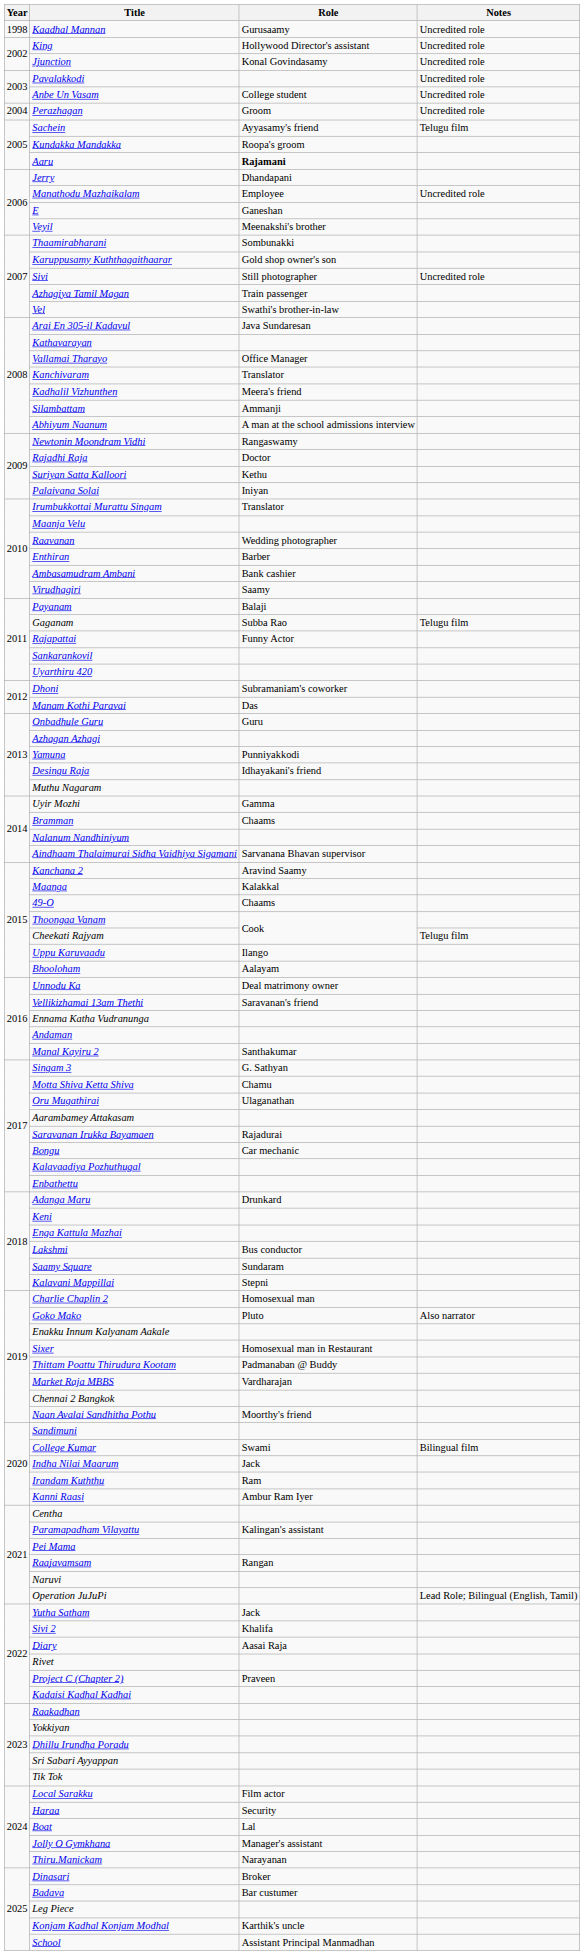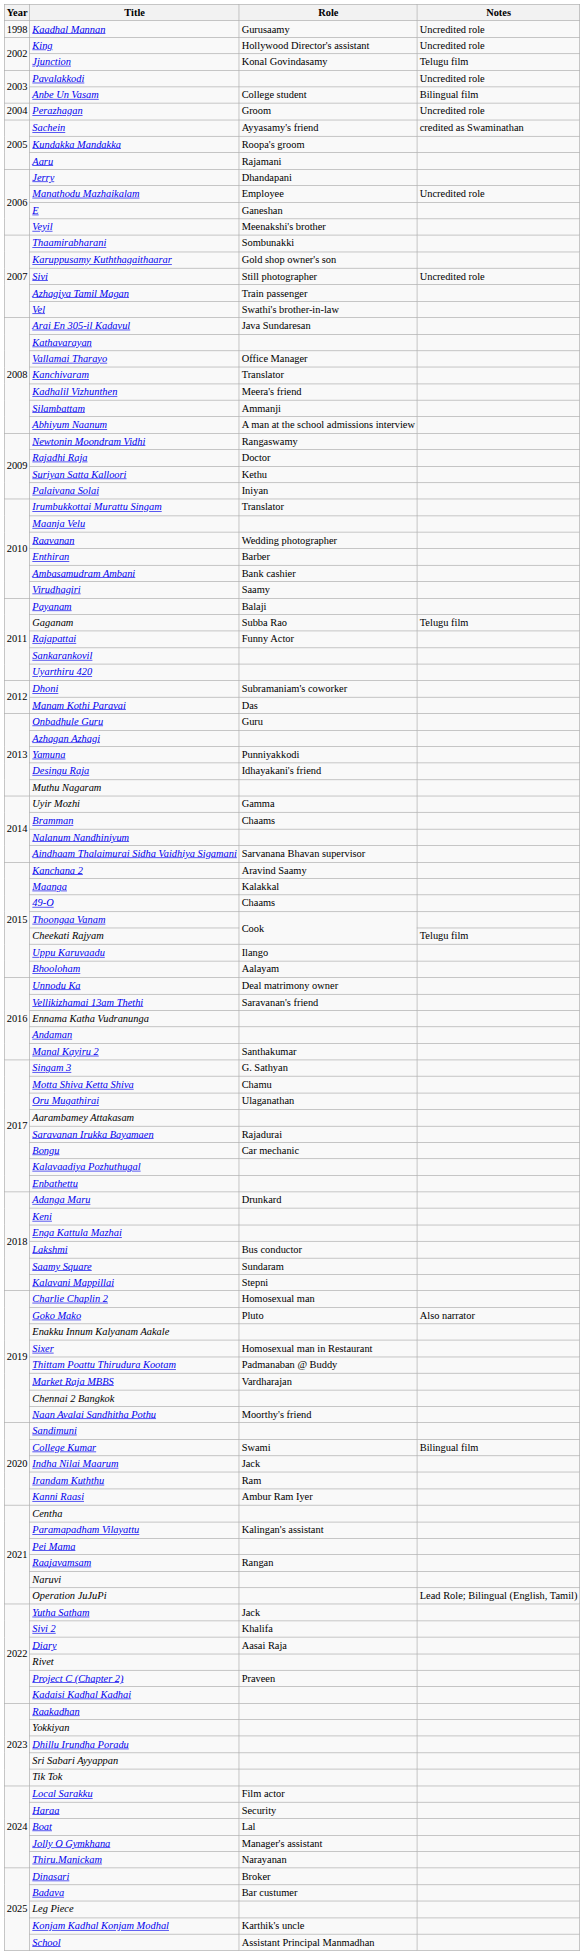(452, 62) Uncredited role -> (444, 62) Telugu film
(452, 95) Uncredited role -> (449, 95) Bilingual film
(444, 128) Telugu film -> (472, 128) credited as Swaminathan
(264, 161) bold -> (262, 161) normal
